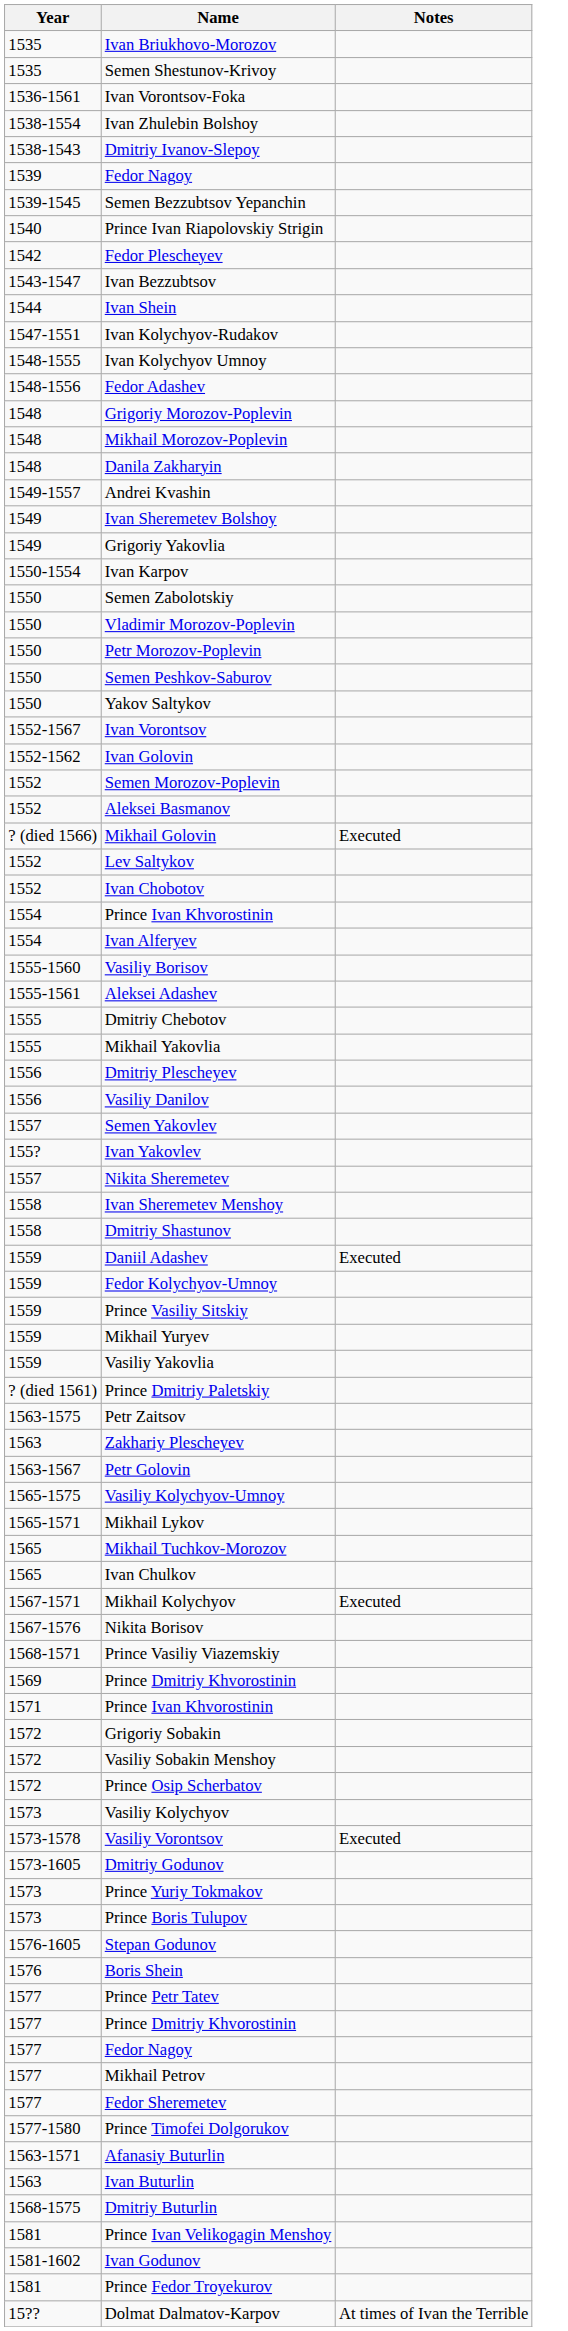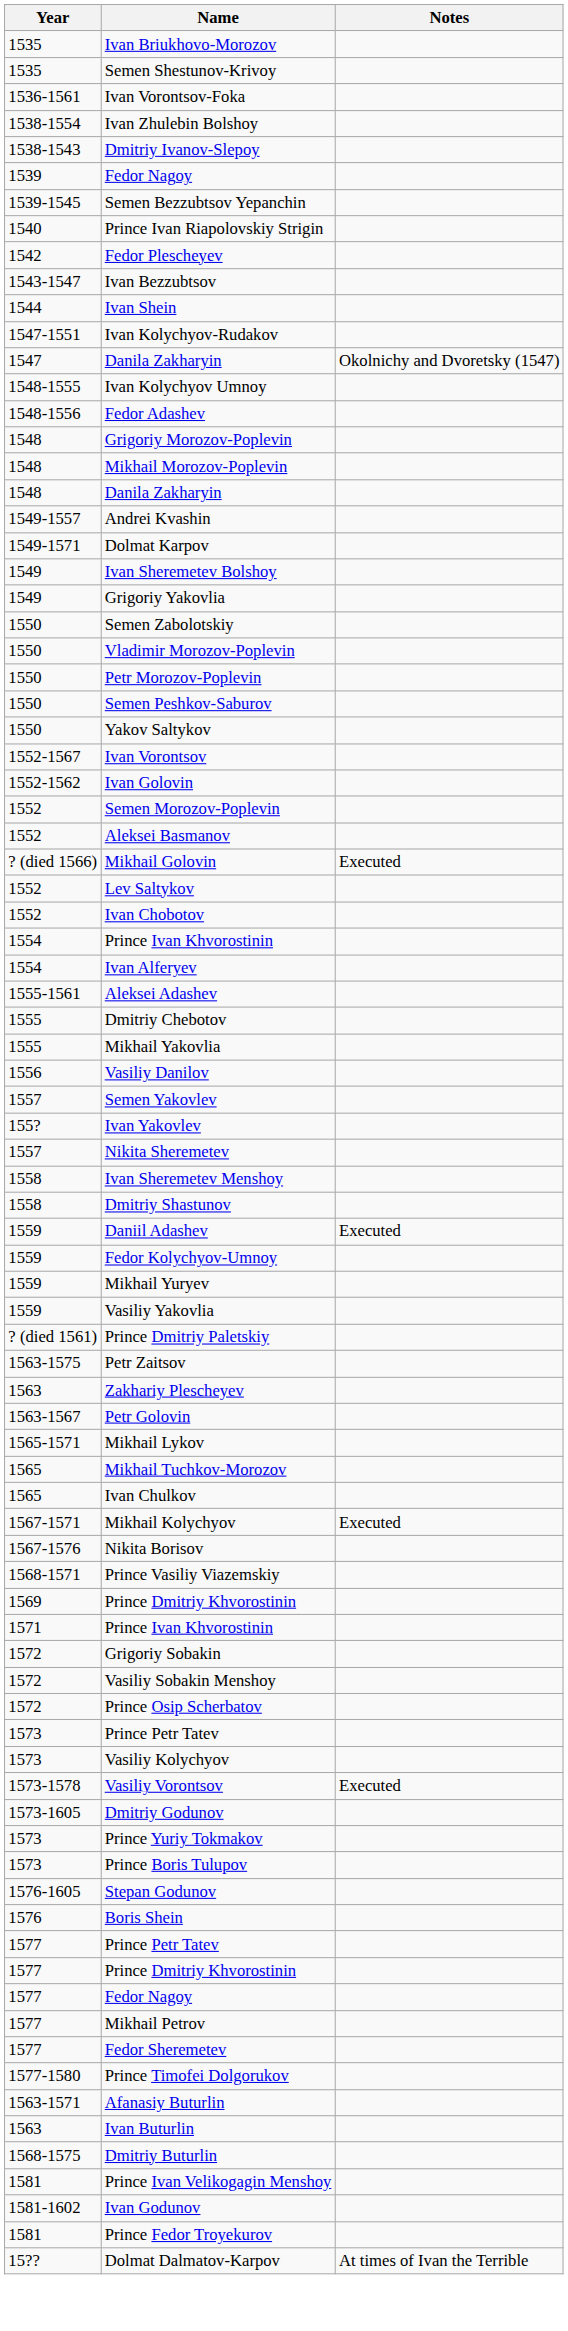+ row: (25, 360)
+ row: (44, 545)
- row: (44, 571)
- row: (44, 967)
- row: (25, 1073)
- row: (25, 1310)
- row: (44, 1495)
+ row: (25, 1733)
